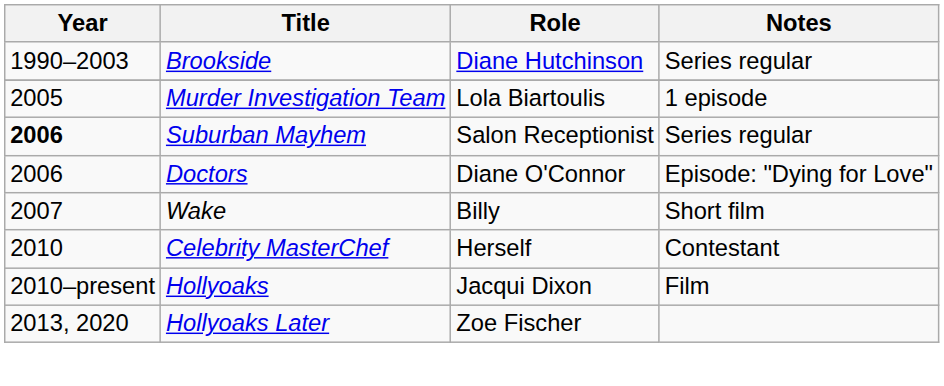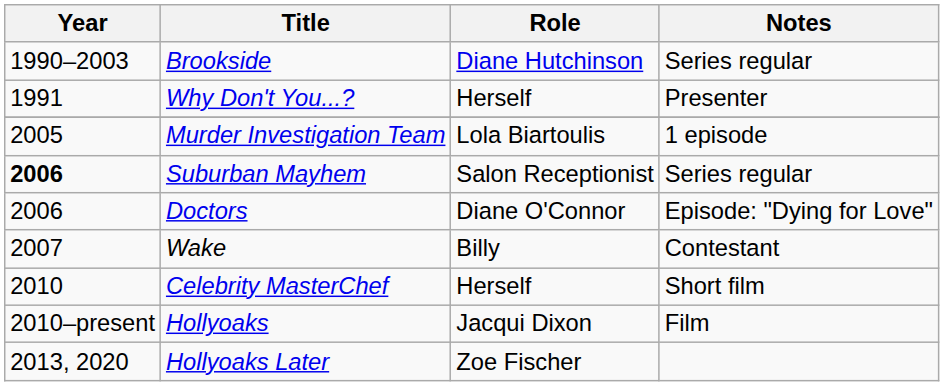+ row: (260, 98)
(715, 211) Short film -> (722, 248) Contestant
(722, 248) Contestant -> (715, 286) Short film
